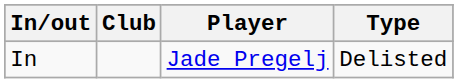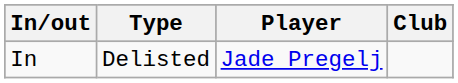columns swapped: (129, 23) <-> (393, 23)
